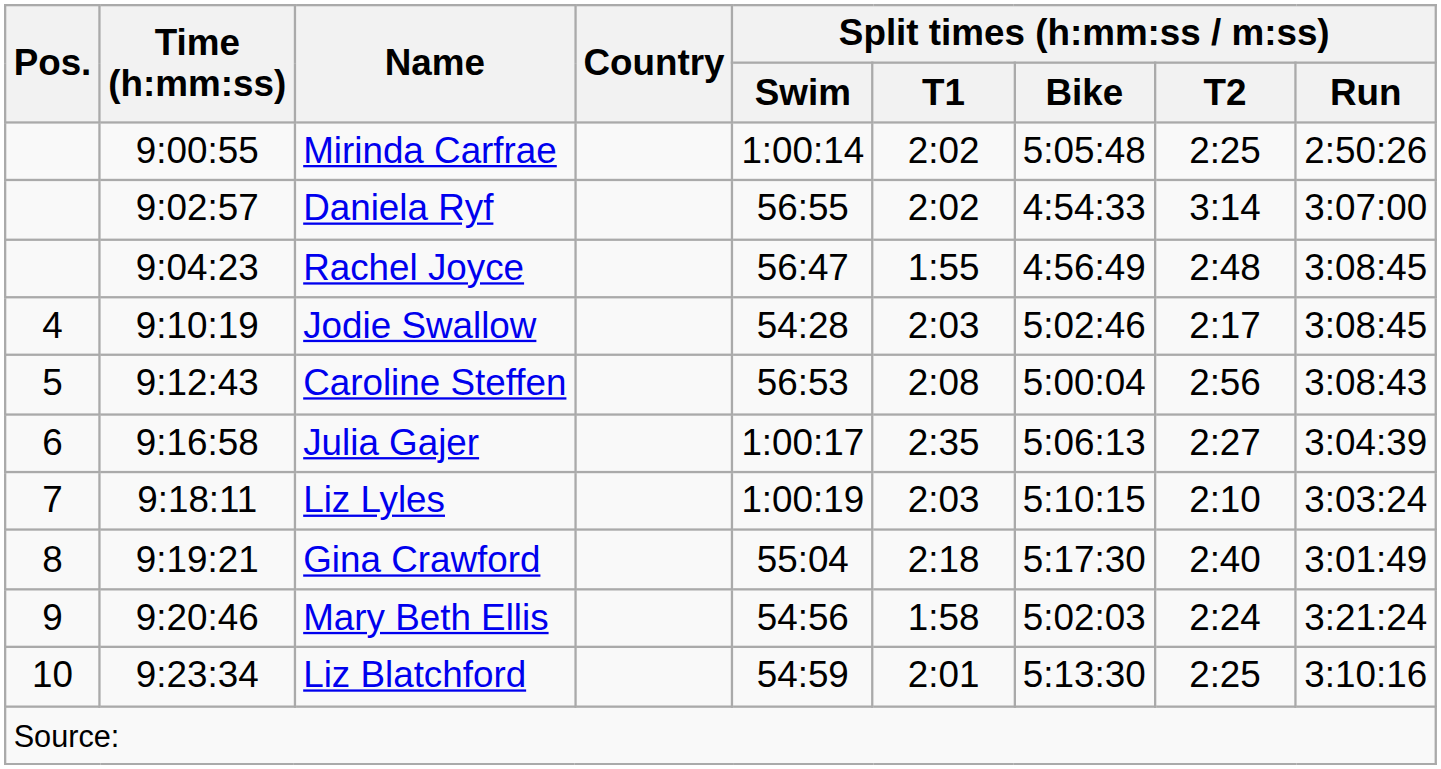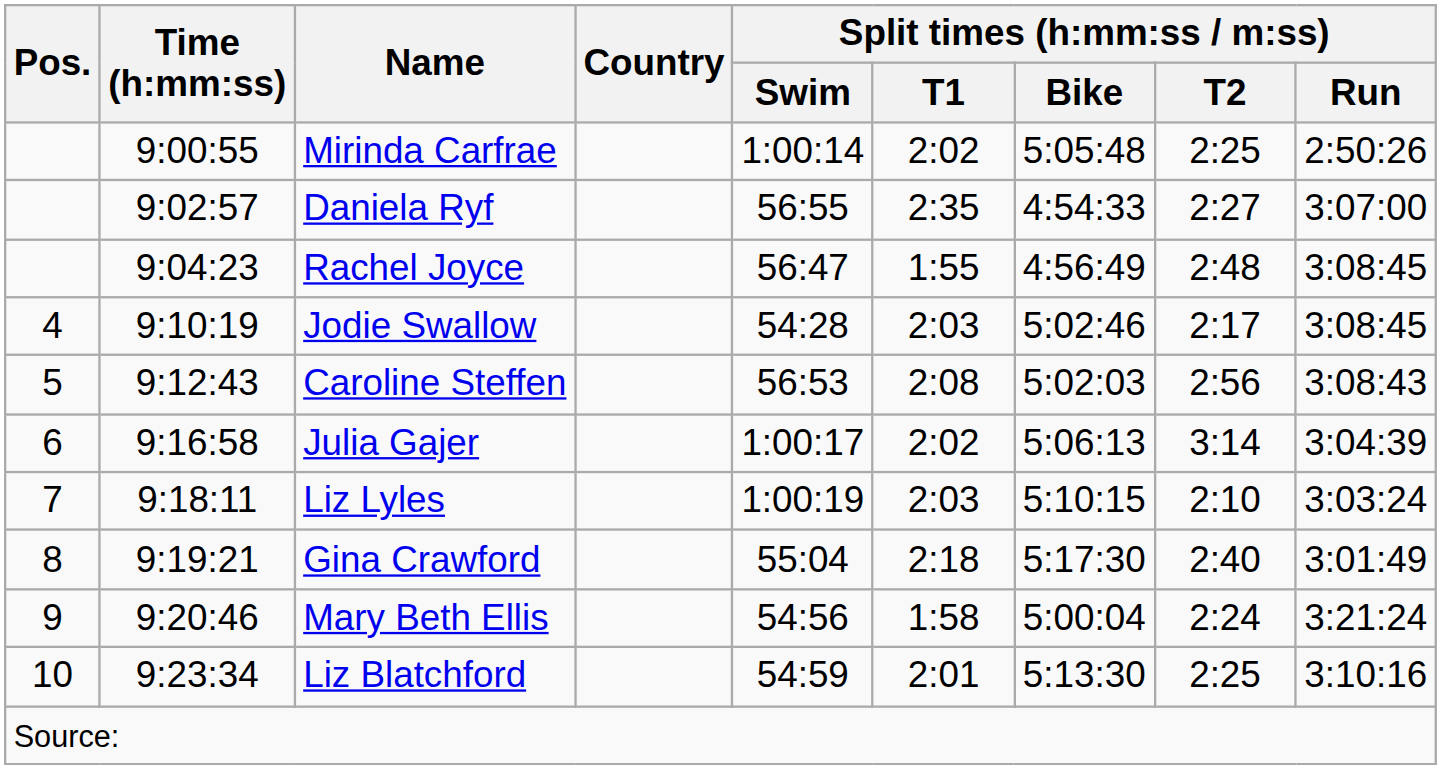(944, 208) 2:02 -> (944, 208) 2:35
(1225, 208) 3:14 -> (1225, 208) 2:27
(1084, 383) 5:00:04 -> (1084, 383) 5:02:03
(944, 442) 2:35 -> (944, 442) 2:02
(1225, 442) 2:27 -> (1225, 442) 3:14
(1084, 617) 5:02:03 -> (1084, 617) 5:00:04
